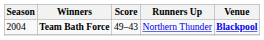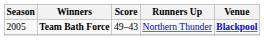(16, 27) 2004 -> (16, 27) 2005
